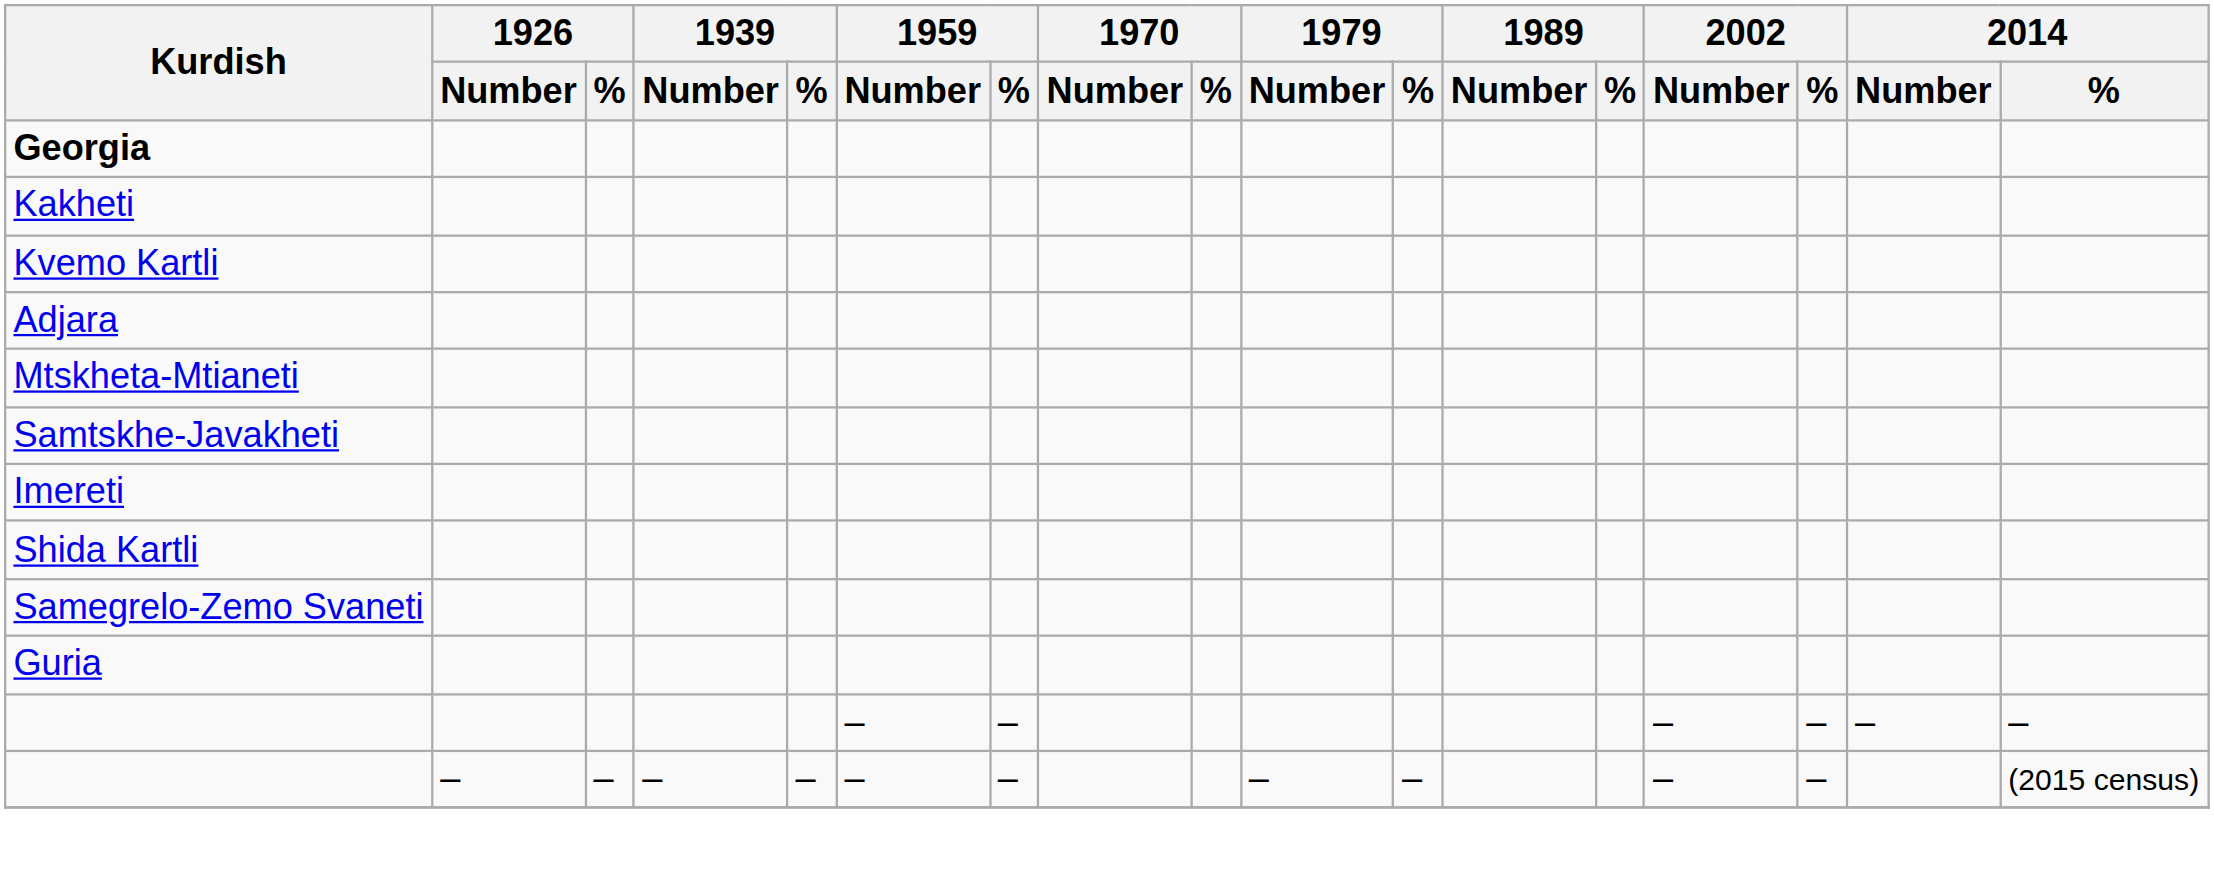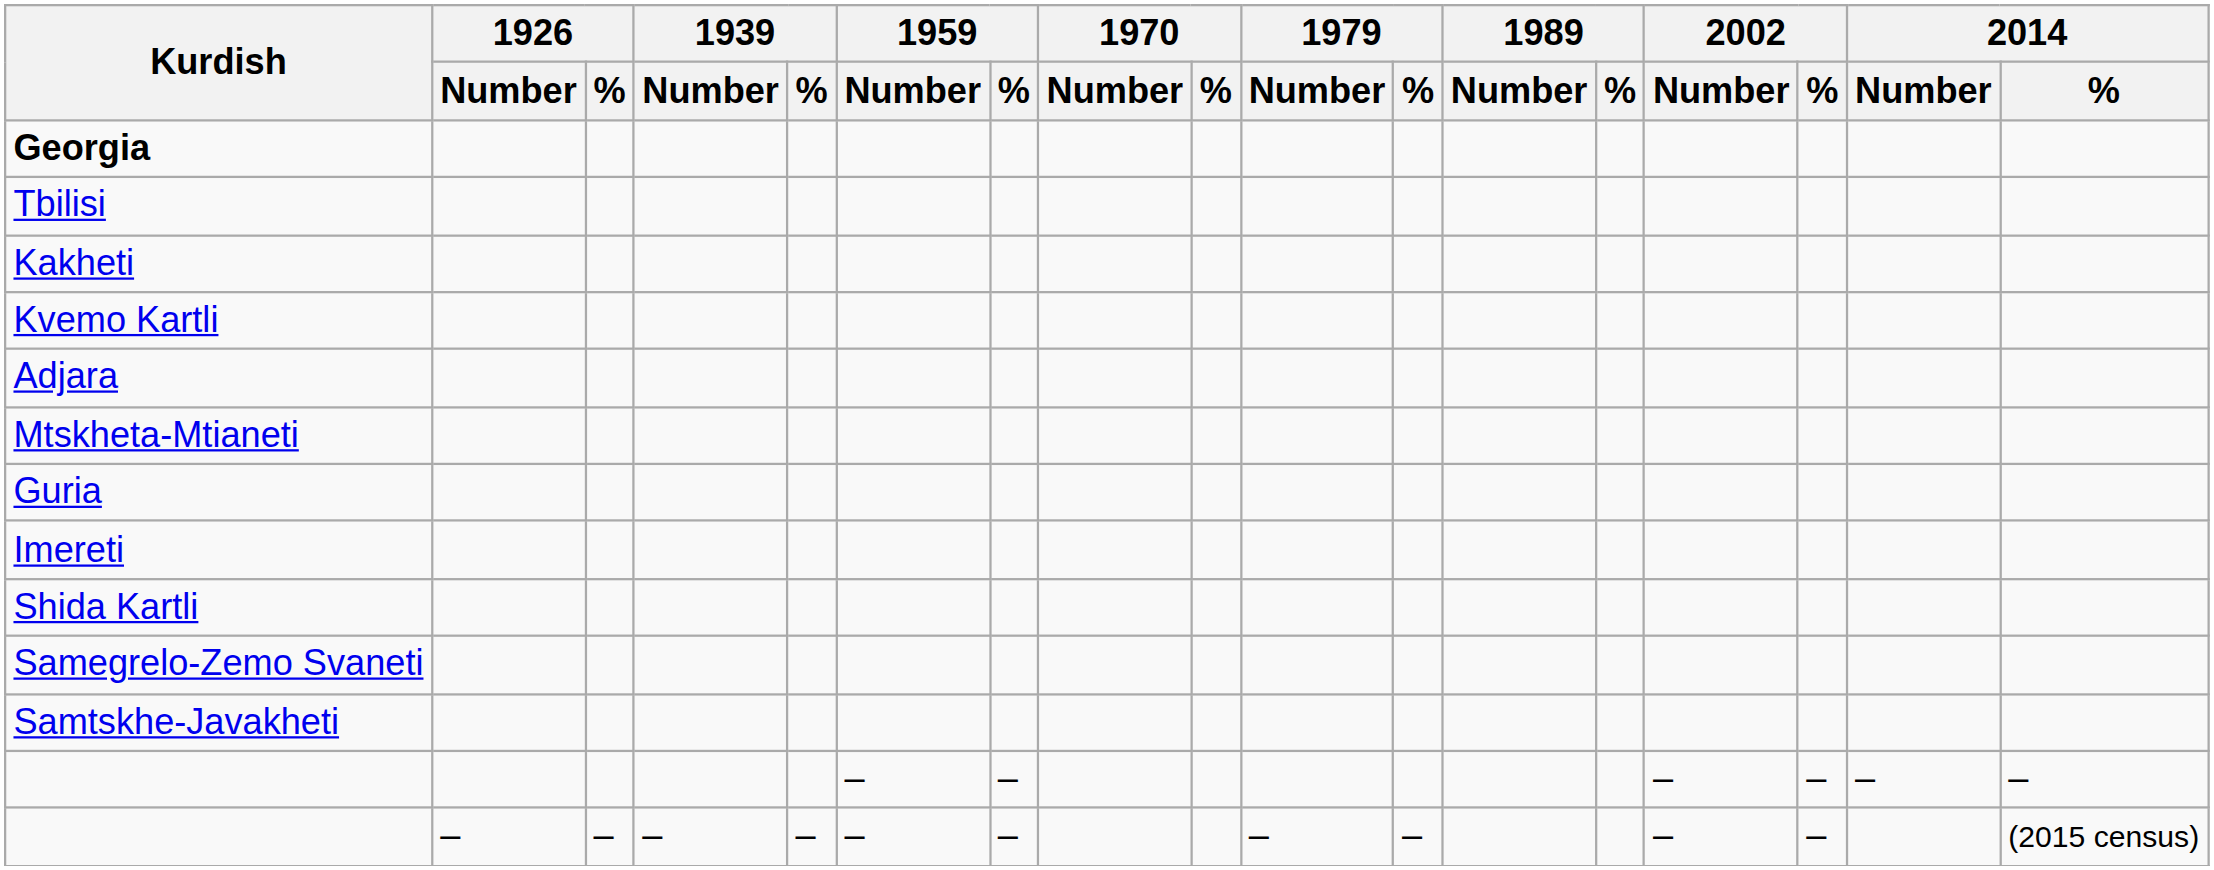+ row: (60, 205)
rows swapped: (58, 663) <-> (176, 434)
